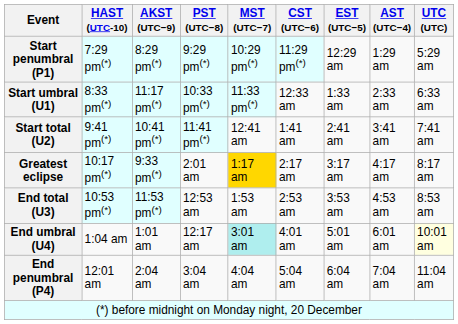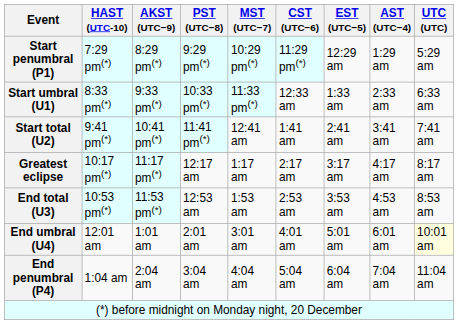(149, 99) 11:17 pm(*) -> (148, 99) 9:33 pm(*)
(148, 170) 9:33 pm(*) -> (149, 170) 11:17 pm(*)
(194, 170) 2:01 am -> (198, 170) 12:17 am
(242, 170) gold background -> (242, 170) no background
(106, 239) 1:04 am -> (99, 239) 12:01 am
(198, 239) 12:17 am -> (194, 239) 2:01 am
(242, 239) paleturquoise background -> (242, 239) no background
(99, 278) 12:01 am -> (106, 278) 1:04 am
